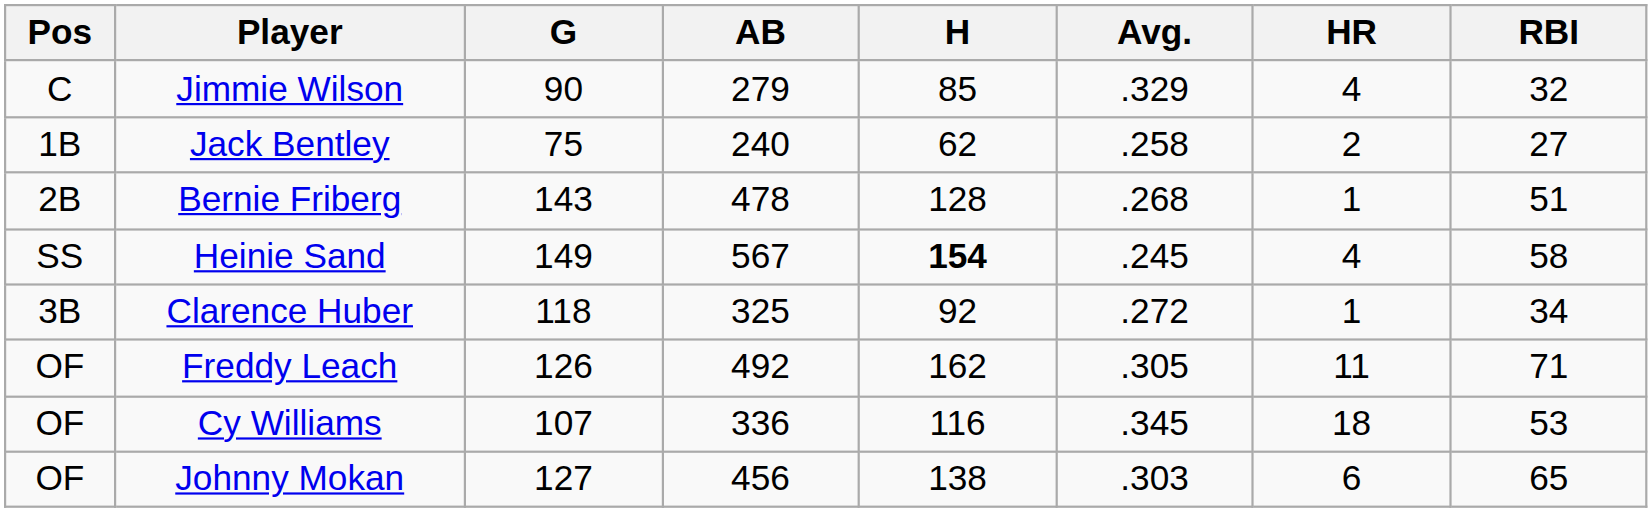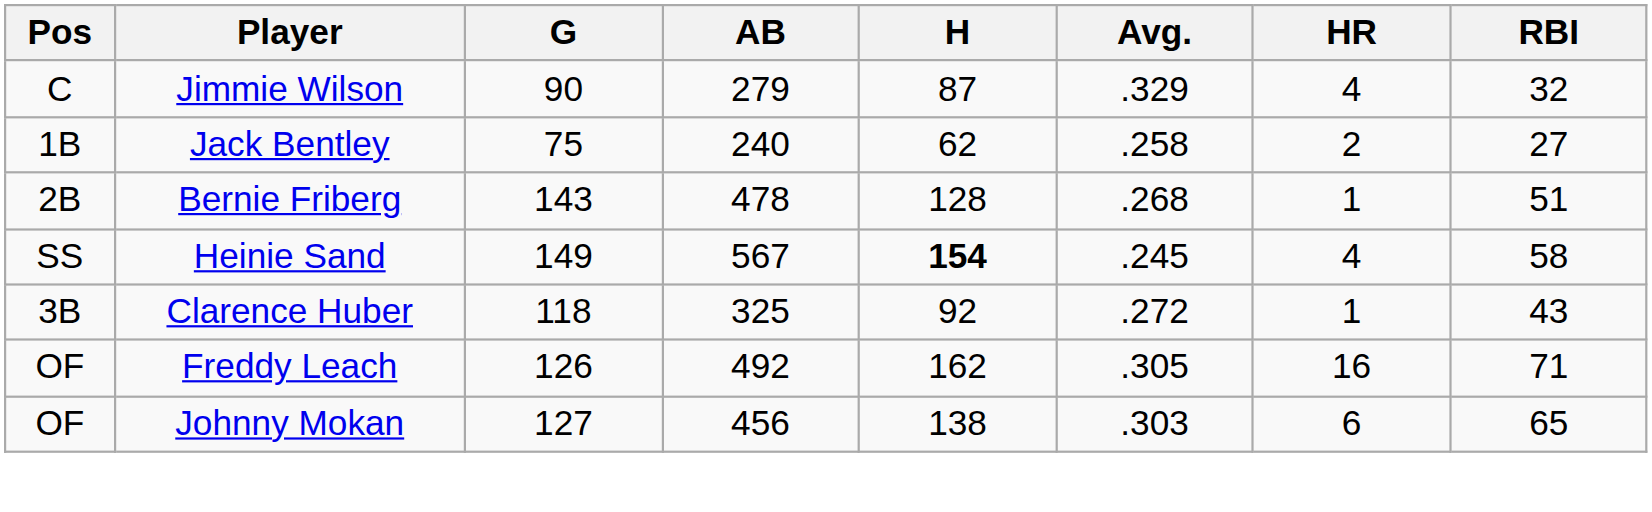(958, 88) 85 -> (958, 88) 87
(1549, 311) 34 -> (1549, 311) 43
(1352, 367) 11 -> (1352, 367) 16
- row: (290, 423)
